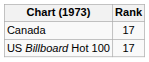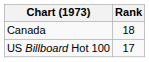(129, 30) 17 -> (129, 30) 18
